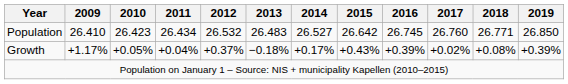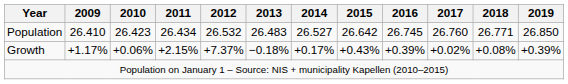(133, 50) +0.05% -> (133, 50) +0.06%
(178, 50) +0.04% -> (178, 50) +2.15%
(224, 50) +0.37% -> (224, 50) +7.37%
